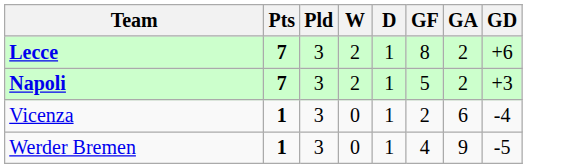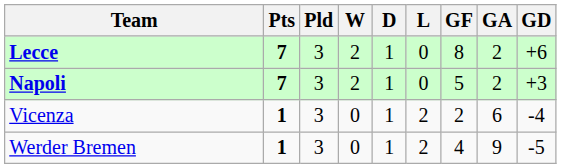+ column: (423, 20)
